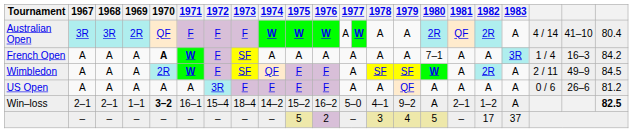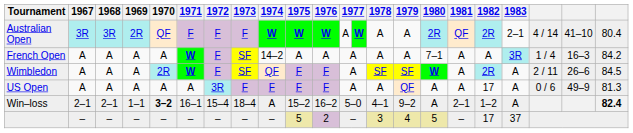(515, 34) A -> (515, 34) 2–1
(164, 55) bold -> (164, 55) normal
(272, 55) A -> (272, 55) 14–2
(579, 71) 49–9 -> (579, 71) 26–6
(488, 87) A -> (488, 87) 17
(579, 87) 26–6 -> (579, 87) 49–9
(611, 87) 81.2 -> (611, 87) 81.3
(272, 103) 14–2 -> (272, 103) A
(611, 103) 82.5 -> (611, 103) 82.4
